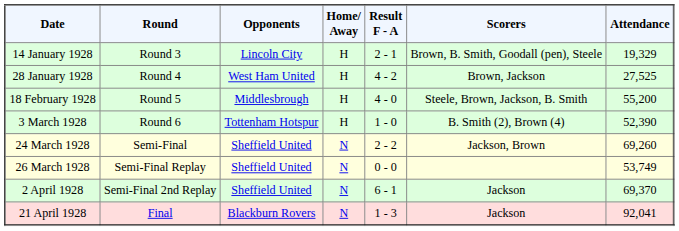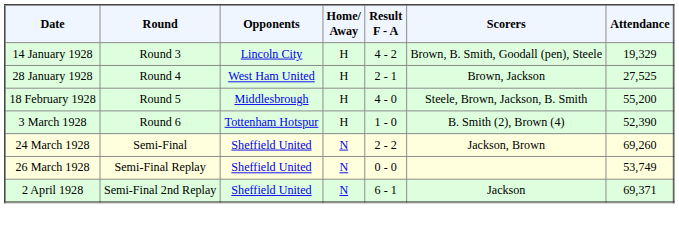(386, 54) 2 - 1 -> (386, 54) 4 - 2
(386, 76) 4 - 2 -> (386, 76) 2 - 1
(640, 190) 69,370 -> (640, 190) 69,371
- row: (53, 213)
